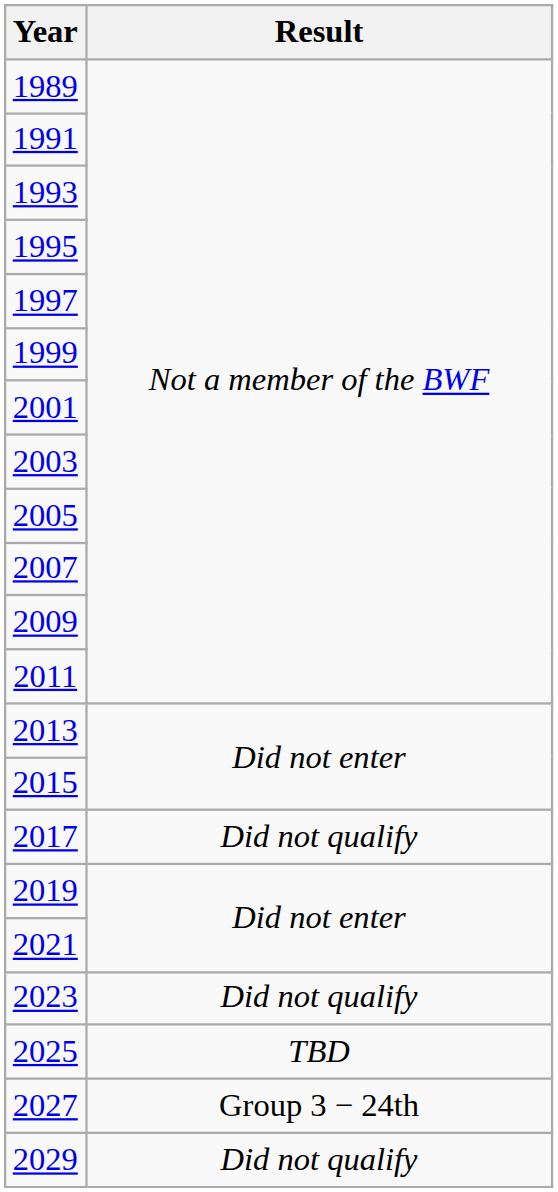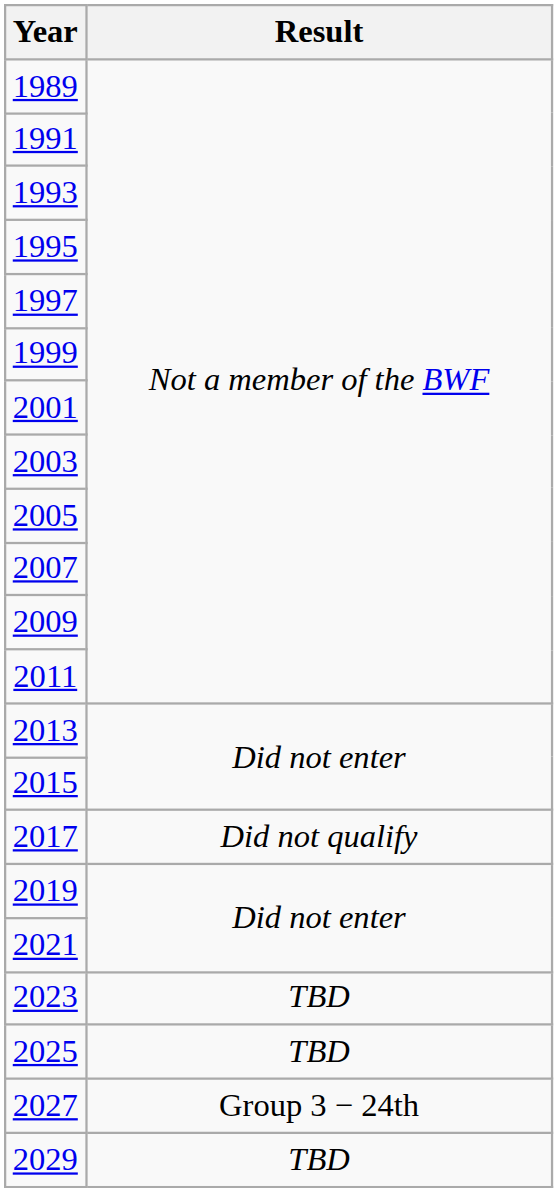(319, 997) Did not qualify -> (319, 997) TBD
(319, 1158) Did not qualify -> (319, 1158) TBD
